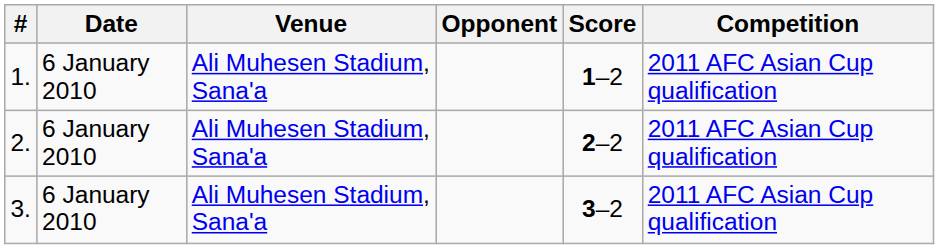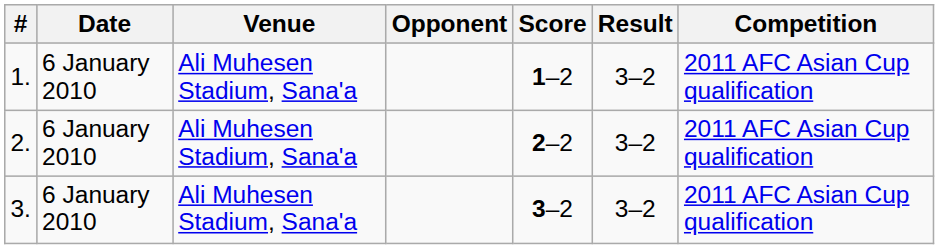+ column: (635, 23)
